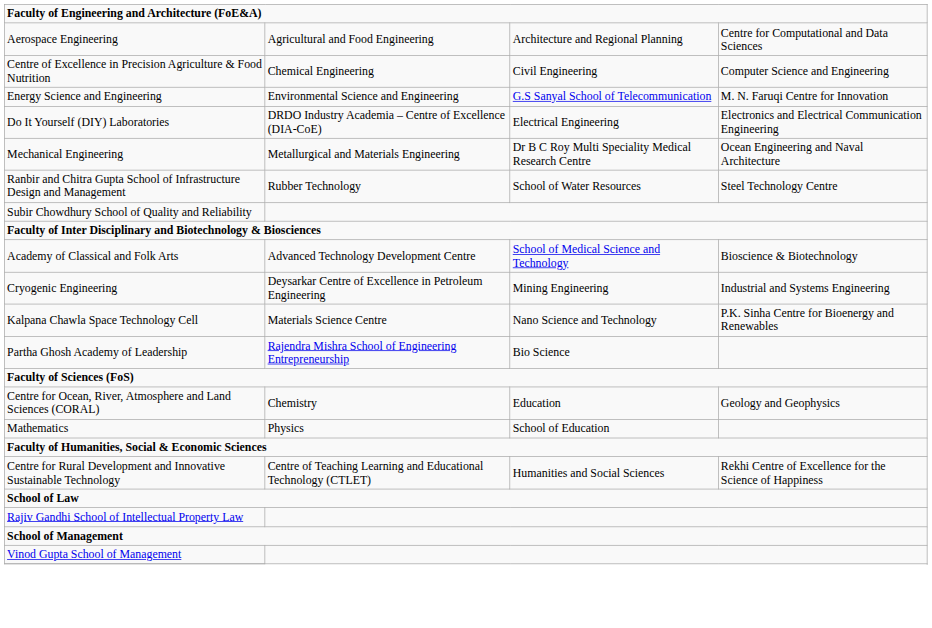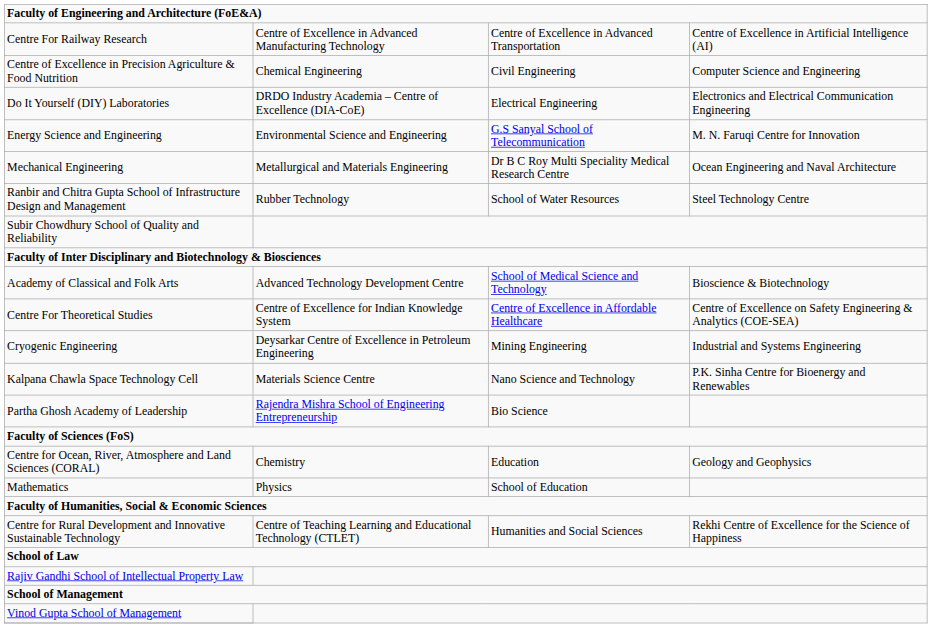- row: (62, 39)
+ row: (77, 39)
rows swapped: (88, 122) <-> (84, 96)
+ row: (80, 314)
